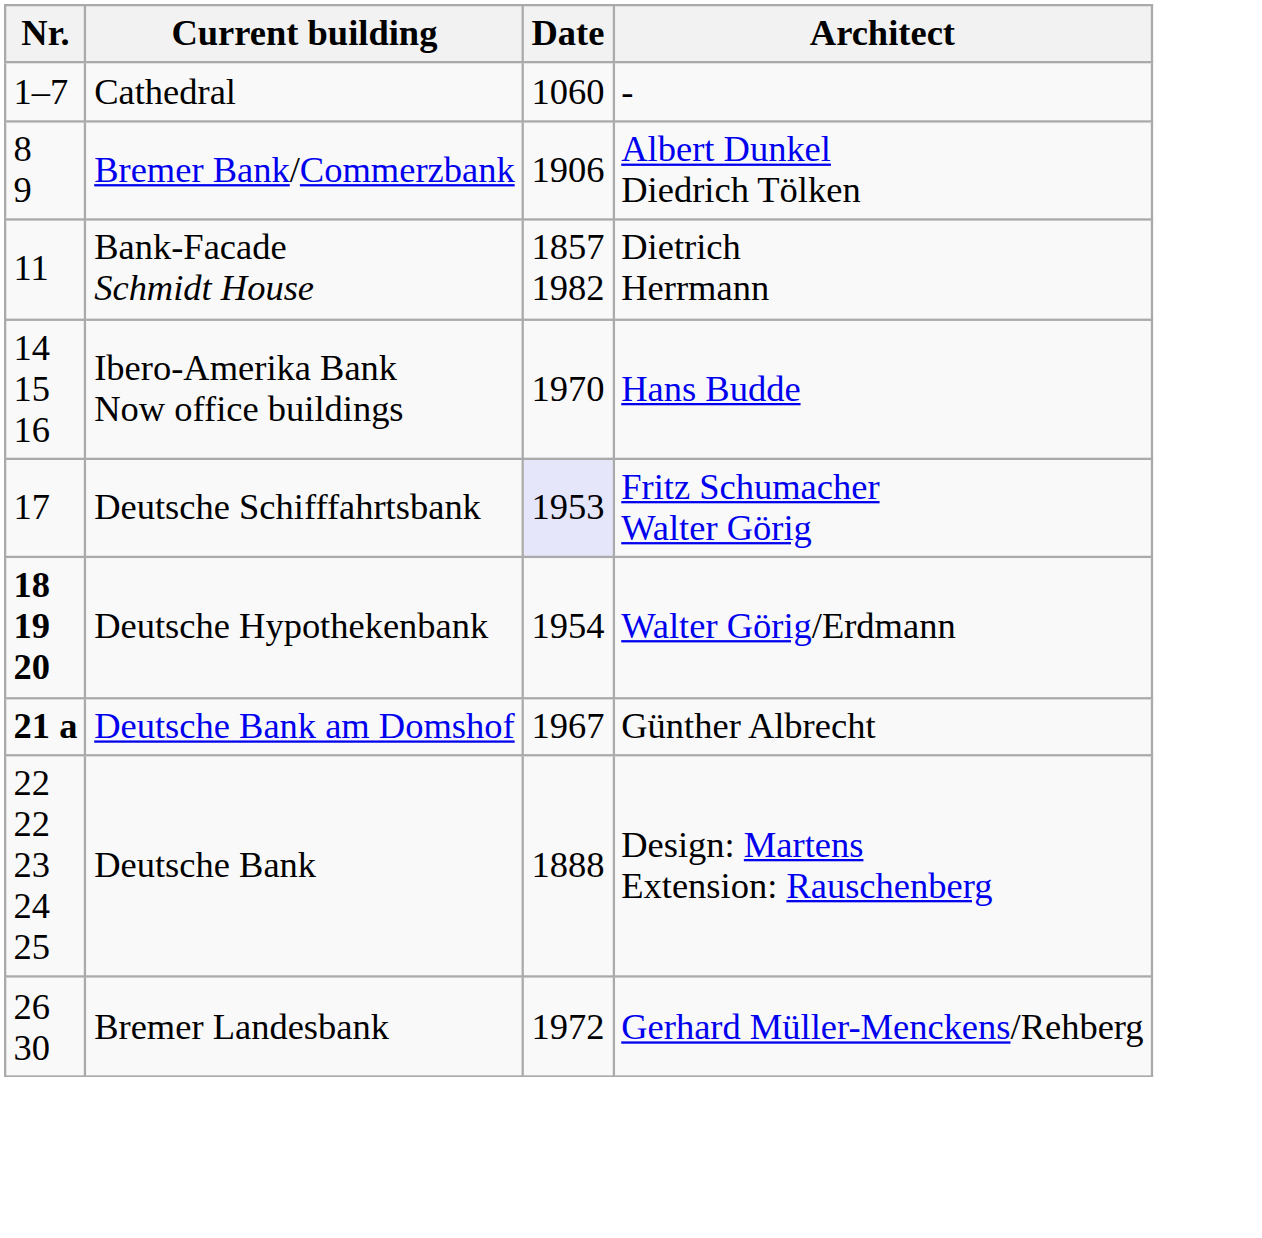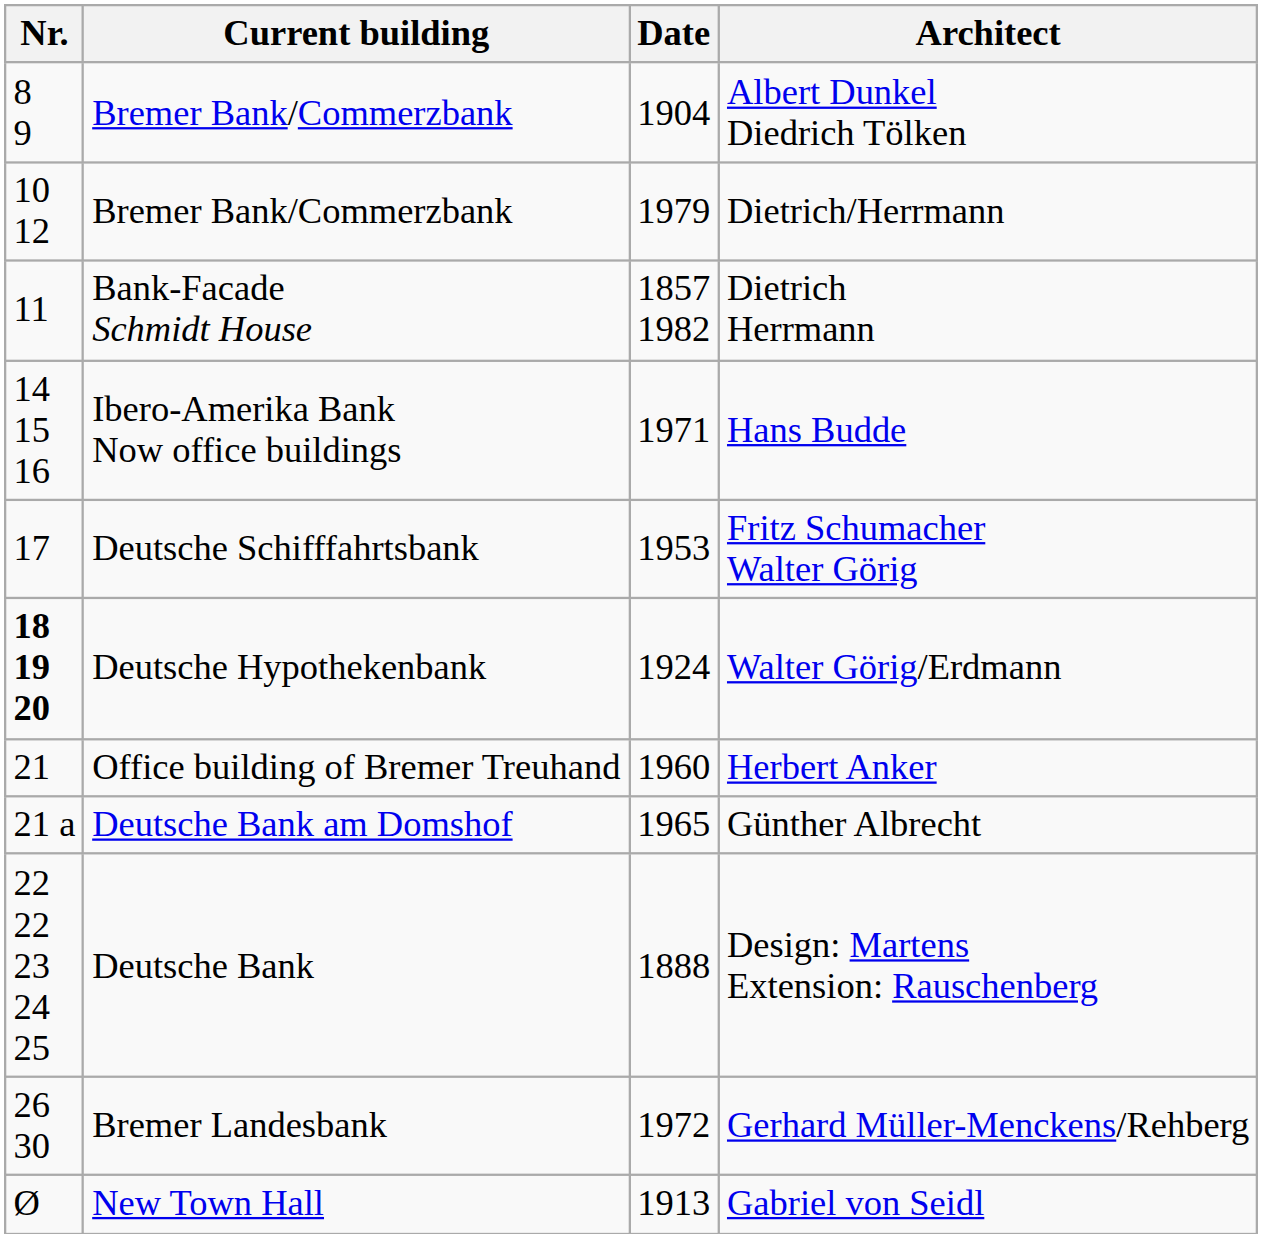- row: (627, 91)
(568, 169) 1906 -> (674, 111) 1904
+ row: (866, 210)
(568, 387) 1970 -> (674, 429) 1971
(568, 507) lavender background -> (674, 548) no background
(568, 626) 1954 -> (674, 667) 1924
+ row: (832, 766)
(45, 725) bold -> (44, 824) normal
(568, 725) 1967 -> (674, 824) 1965
+ row: (856, 1203)
